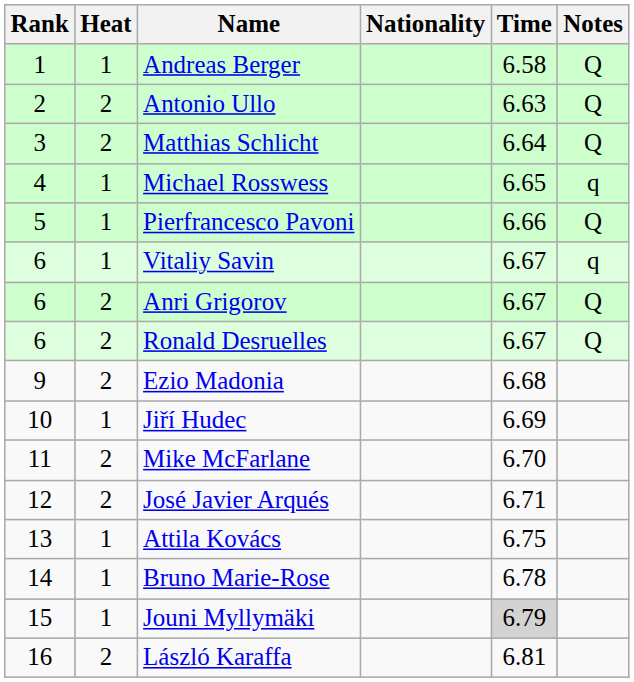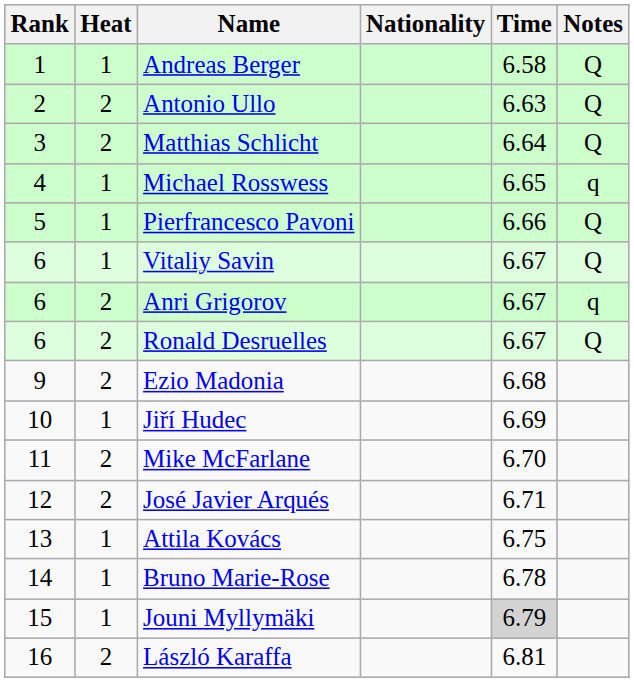(593, 261) q -> (593, 261) Q
(593, 301) Q -> (593, 301) q
